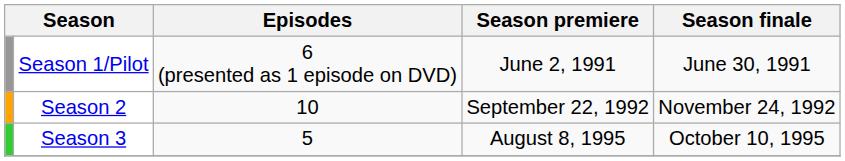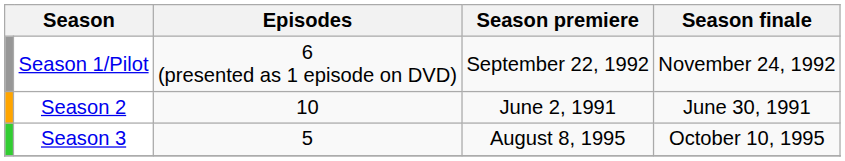(558, 63) June 2, 1991 -> (558, 63) September 22, 1992
(747, 63) June 30, 1991 -> (747, 63) November 24, 1992
(558, 107) September 22, 1992 -> (558, 107) June 2, 1991
(747, 107) November 24, 1992 -> (747, 107) June 30, 1991
